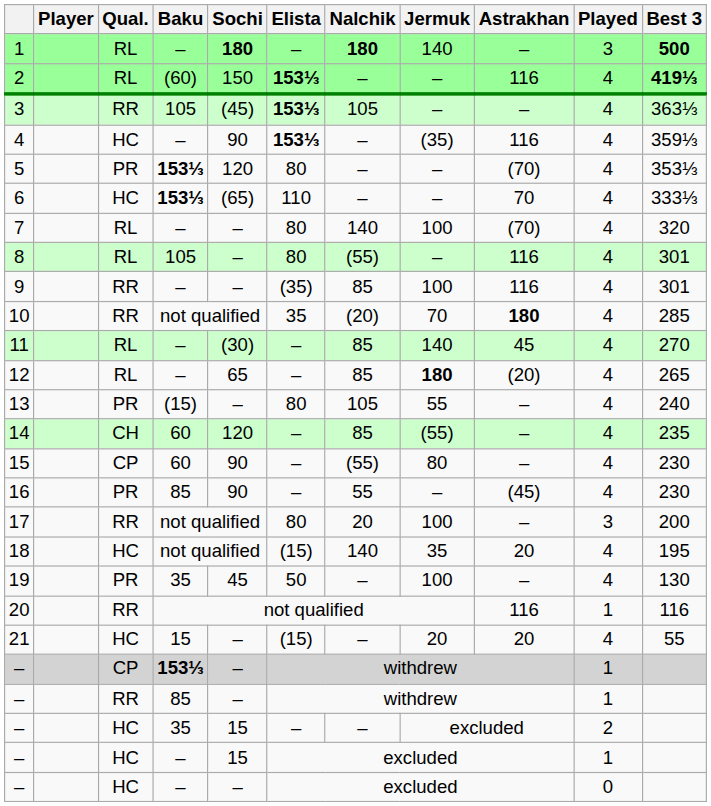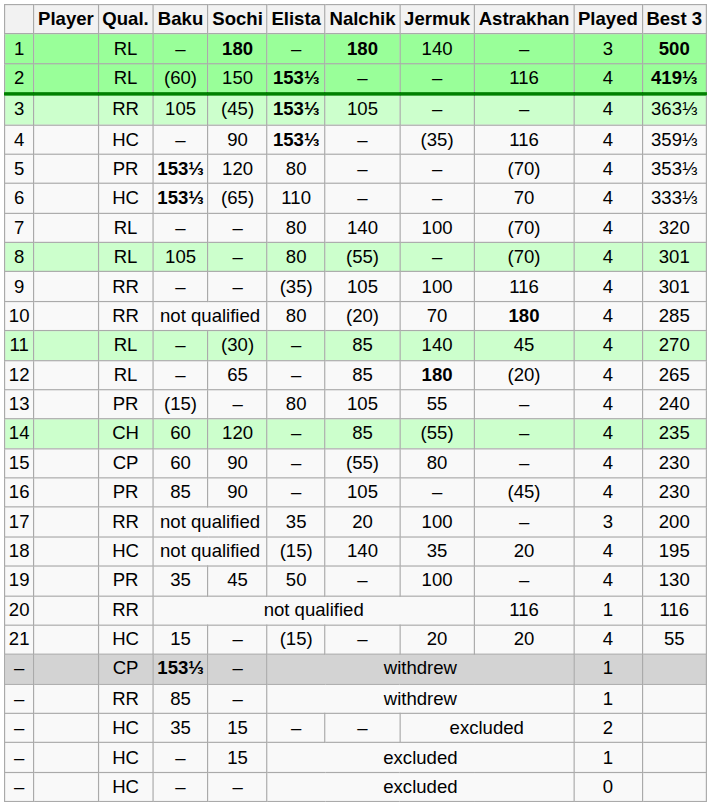(524, 257) 116 -> (524, 257) (70)
(363, 286) 85 -> (363, 286) 105
(296, 315) 35 -> (296, 315) 80
(363, 492) 55 -> (363, 492) 105
(296, 521) 80 -> (296, 521) 35
